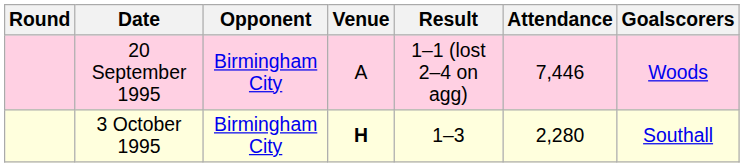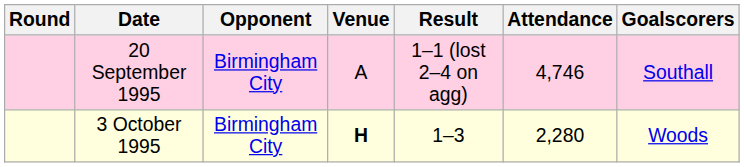(560, 72) 7,446 -> (560, 72) 4,746
(678, 72) Woods -> (678, 72) Southall
(678, 135) Southall -> (678, 135) Woods
